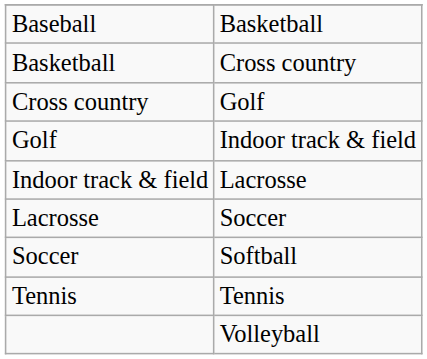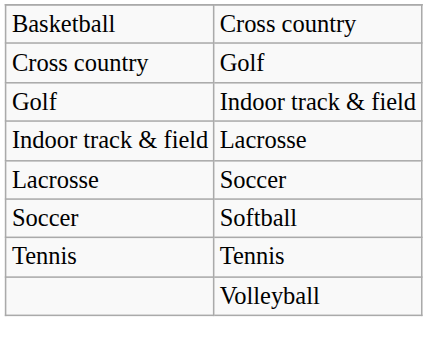- row: (54, 23)
